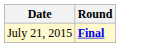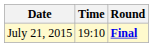+ column: (91, 14)
